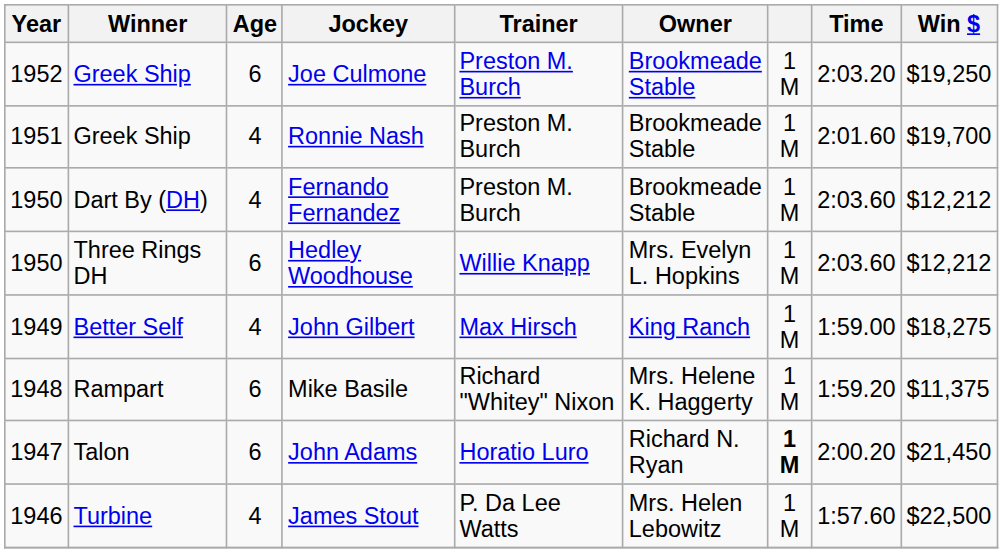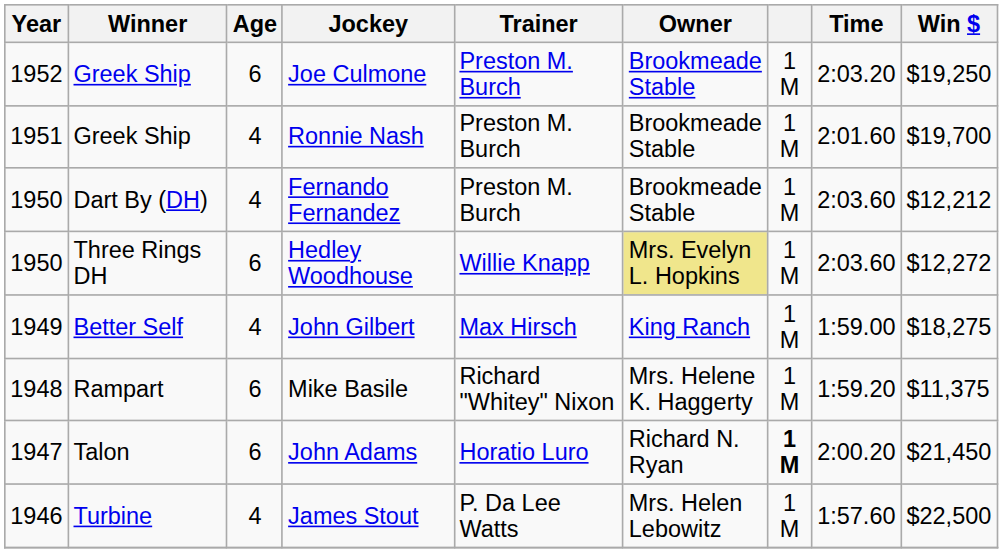(690, 263) no background -> (690, 263) khaki background
(949, 263) $12,212 -> (949, 263) $12,272
